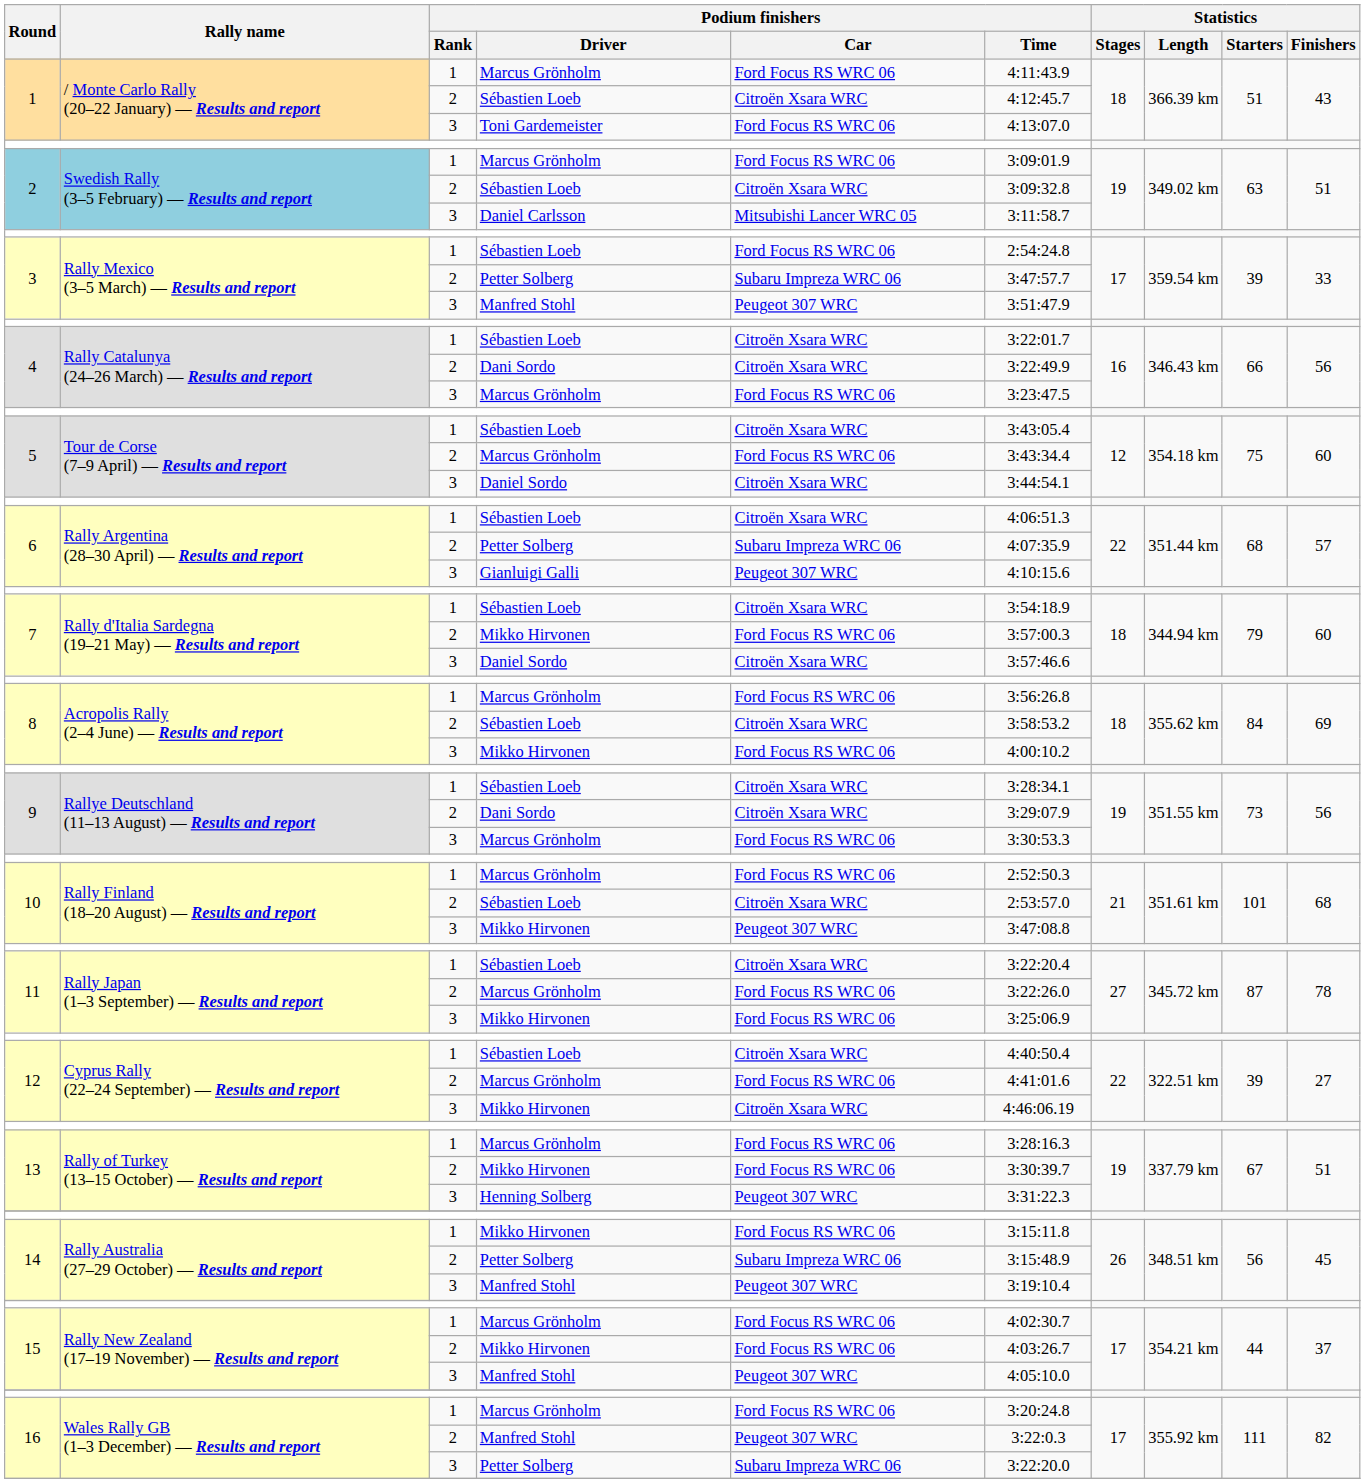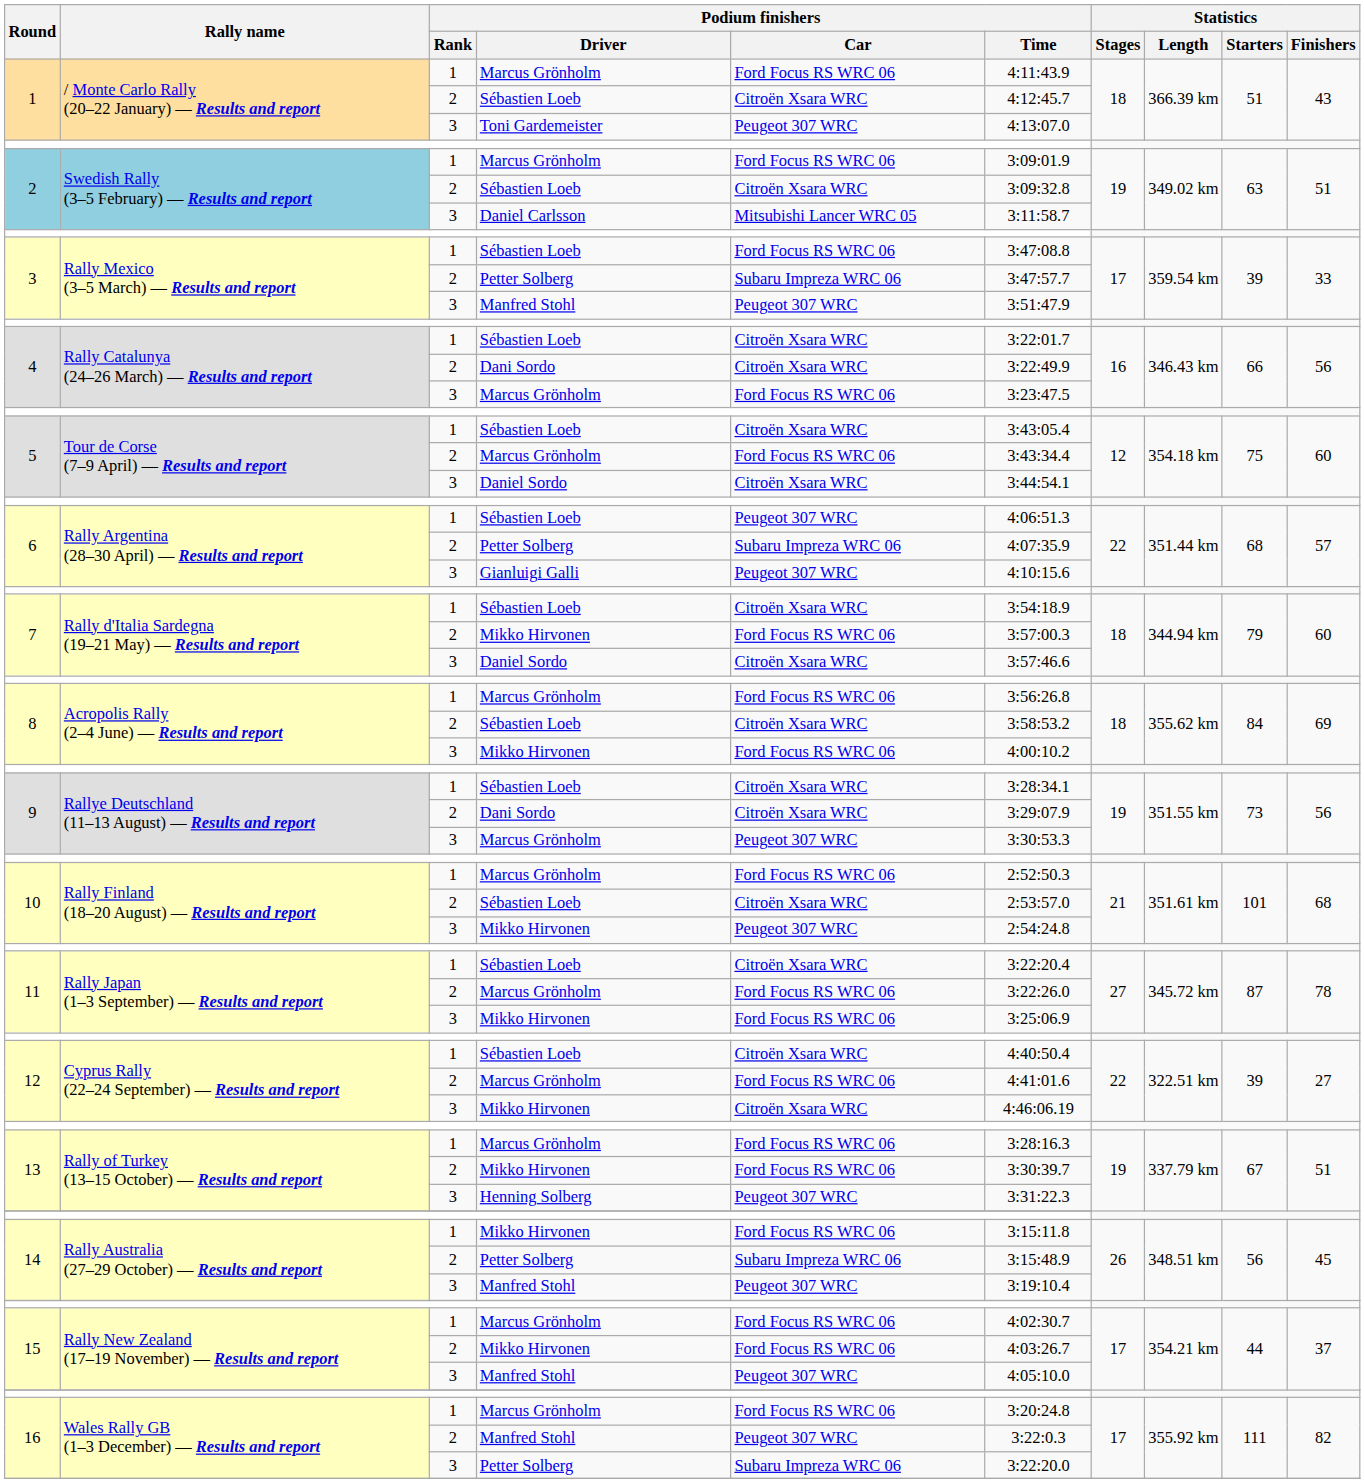(815, 126) Ford Focus RS WRC 06 -> (796, 126) Peugeot 307 WRC
(1038, 250) 2:54:24.8 -> (1038, 250) 3:47:08.8
(801, 518) Citroën Xsara WRC -> (796, 518) Peugeot 307 WRC
(815, 840) Ford Focus RS WRC 06 -> (796, 840) Peugeot 307 WRC
(1038, 929) 3:47:08.8 -> (1038, 929) 2:54:24.8
